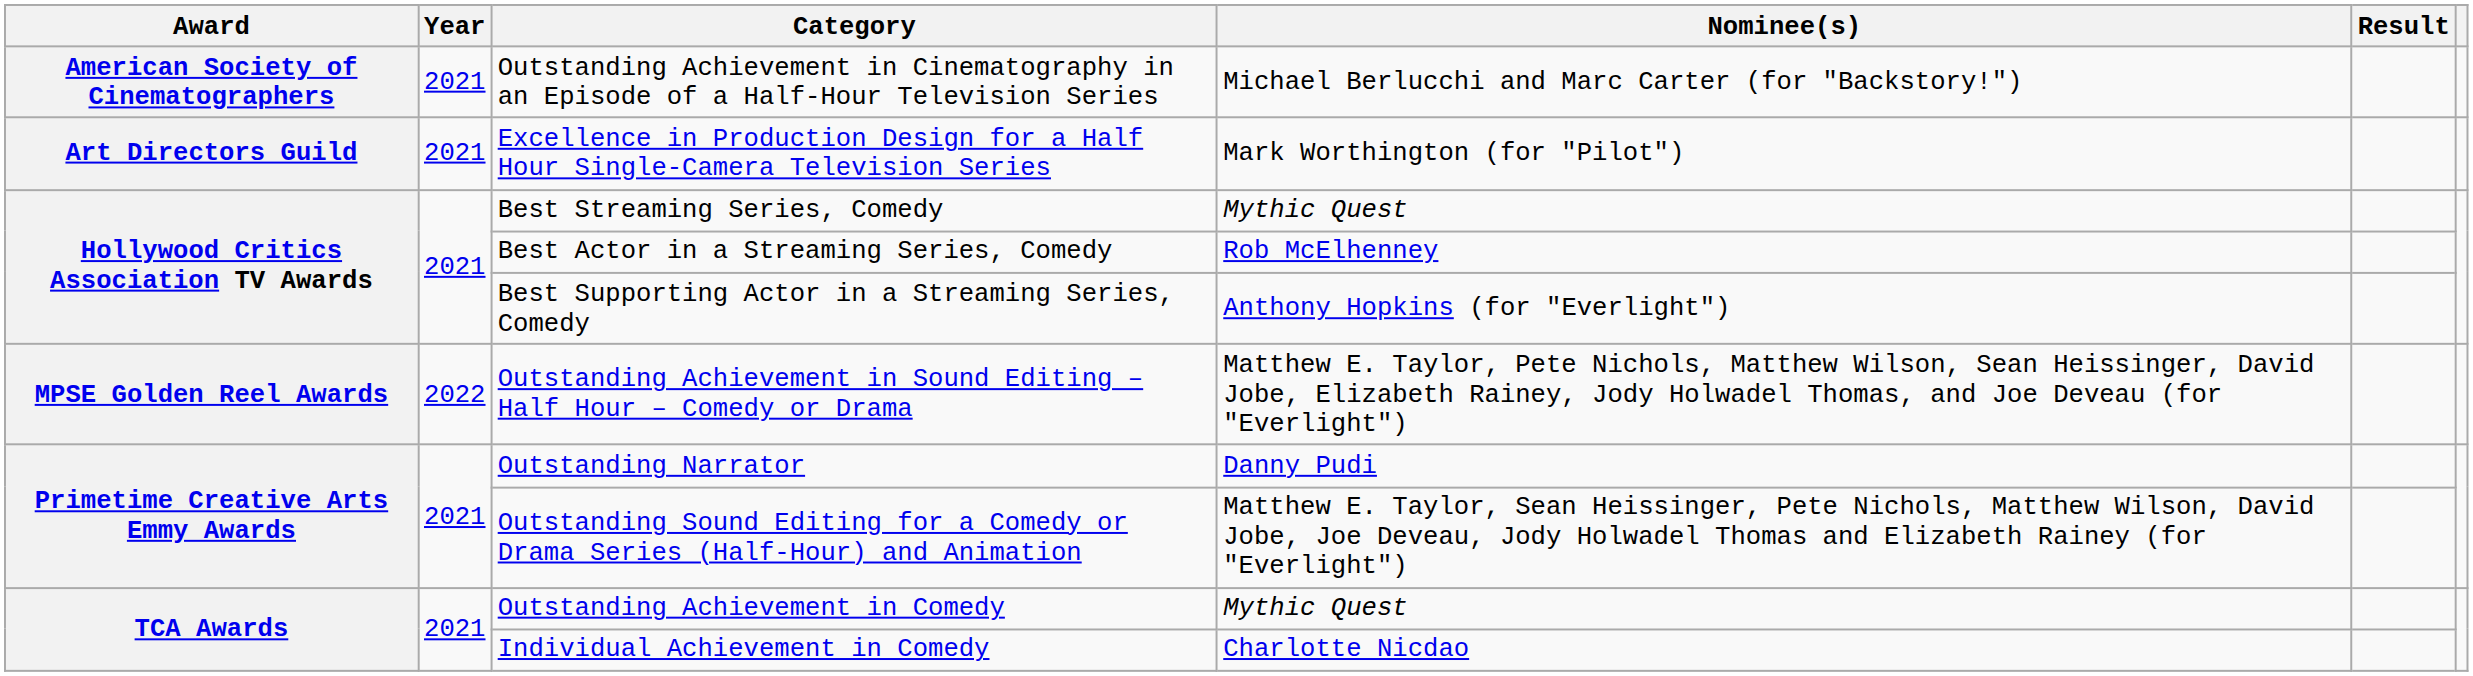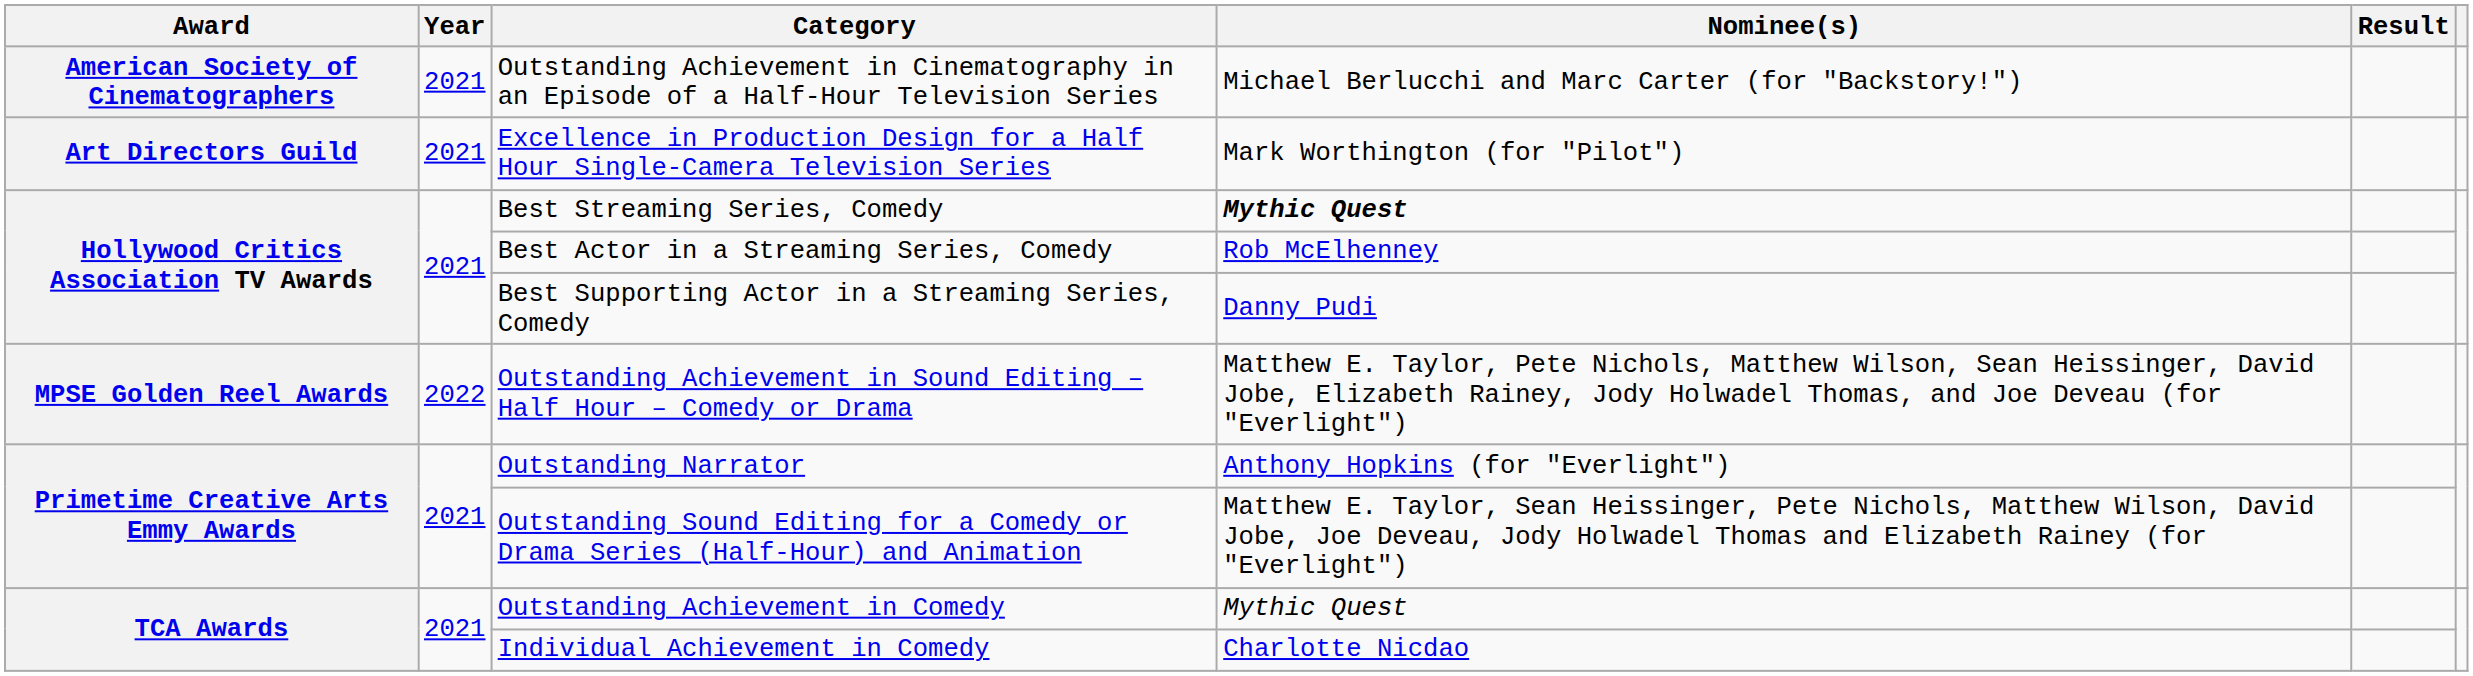(1315, 210) normal -> (1315, 210) bold
(1477, 308) Anthony Hopkins (for "Everlight") -> (1300, 308) Danny Pudi
(1300, 466) Danny Pudi -> (1477, 466) Anthony Hopkins (for "Everlight")
